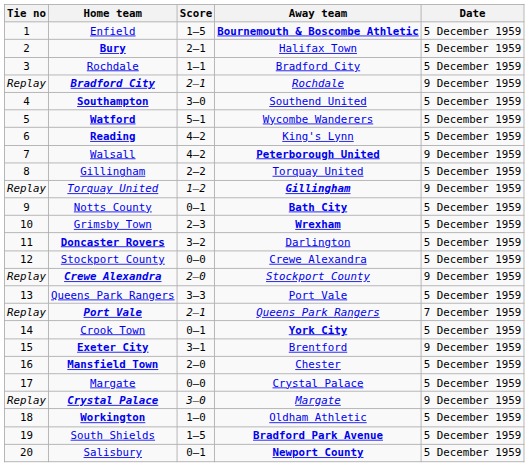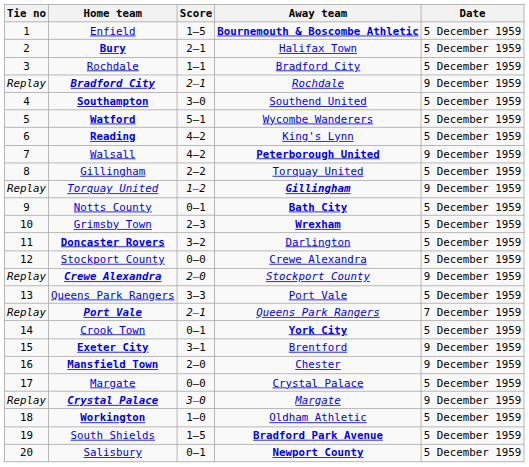(473, 365) 5 December 1959 -> (473, 365) 9 December 1959
